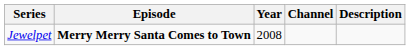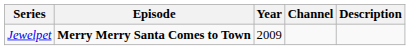(269, 34) 2008 -> (269, 34) 2009
